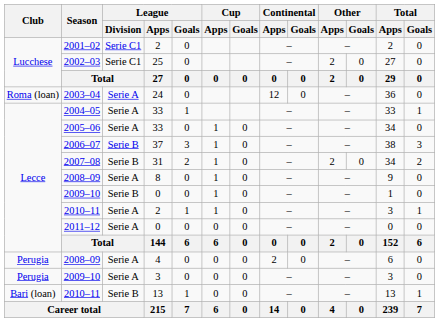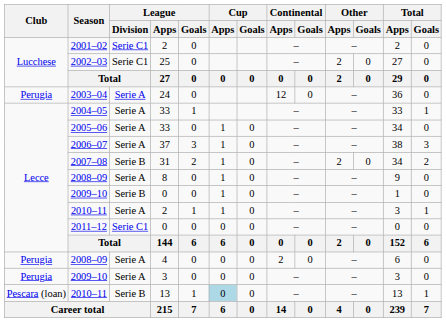(33, 95) Roma (loan) -> (36, 95) Perugia
(123, 144) Serie B -> (130, 144) Serie A
(123, 227) Serie A -> (130, 227) Serie C1
(33, 293) Bari (loan) -> (36, 293) Pescara (loan)
(216, 293) no background -> (223, 293) lightblue background
